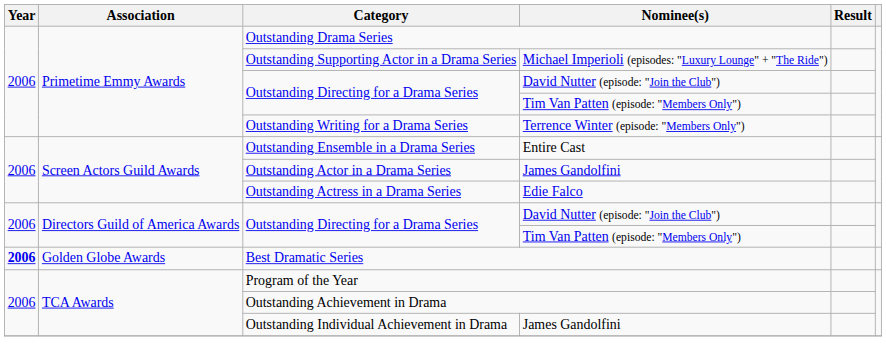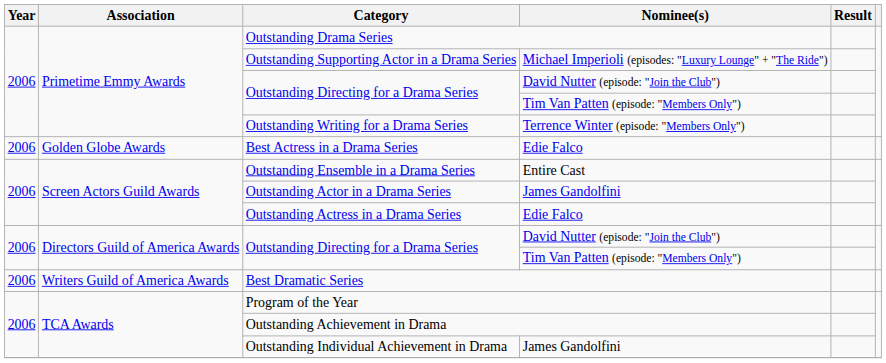+ row: (332, 147)
(22, 258) bold -> (22, 280) normal
(104, 258) Golden Globe Awards -> (135, 280) Writers Guild of America Awards
